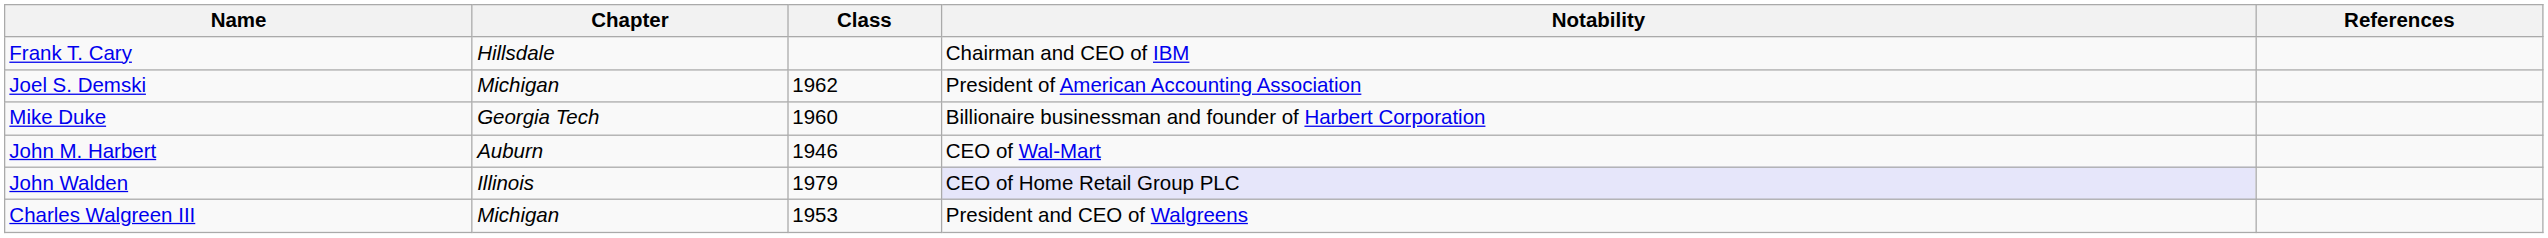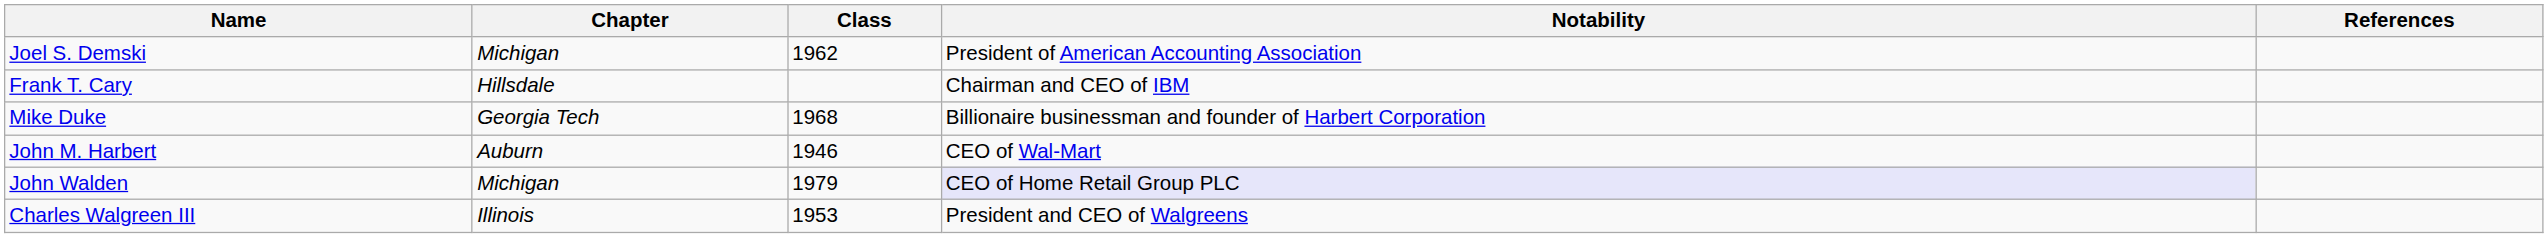rows swapped: (71, 53) <-> (78, 85)
(815, 118) 1960 -> (815, 118) 1968
(506, 183) Illinois -> (518, 183) Michigan
(518, 215) Michigan -> (506, 215) Illinois
